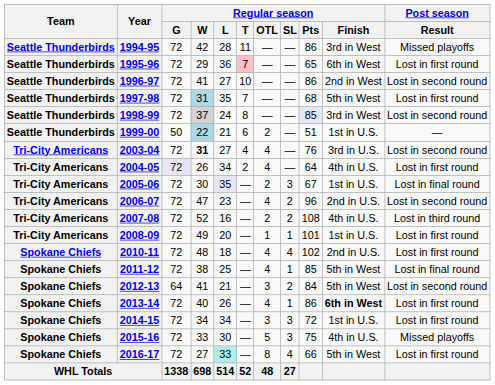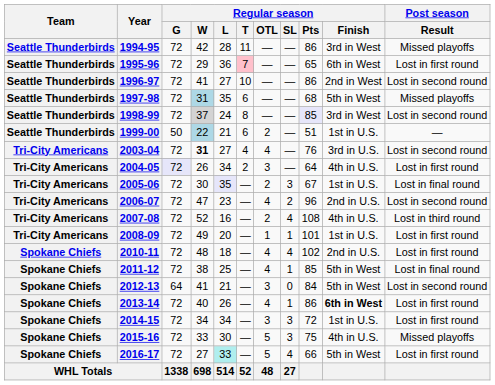(245, 99) 7 -> (245, 99) 6
(437, 99) Lost in first round -> (437, 99) Missed playoffs
(267, 167) 4 -> (267, 167) 3
(290, 218) 2 -> (290, 218) 4
(290, 286) 2 -> (290, 286) 0
(267, 355) 8 -> (267, 355) 5
